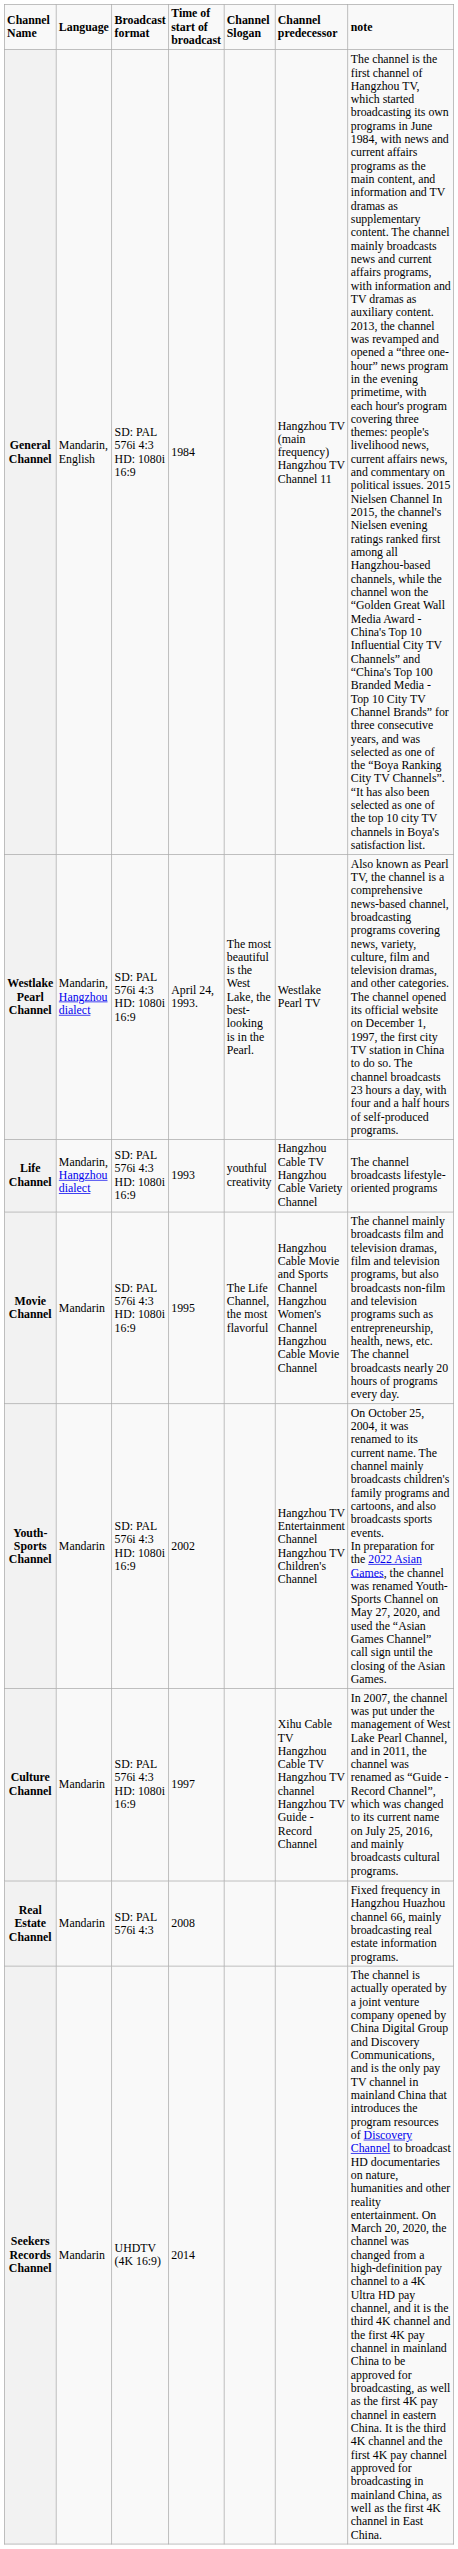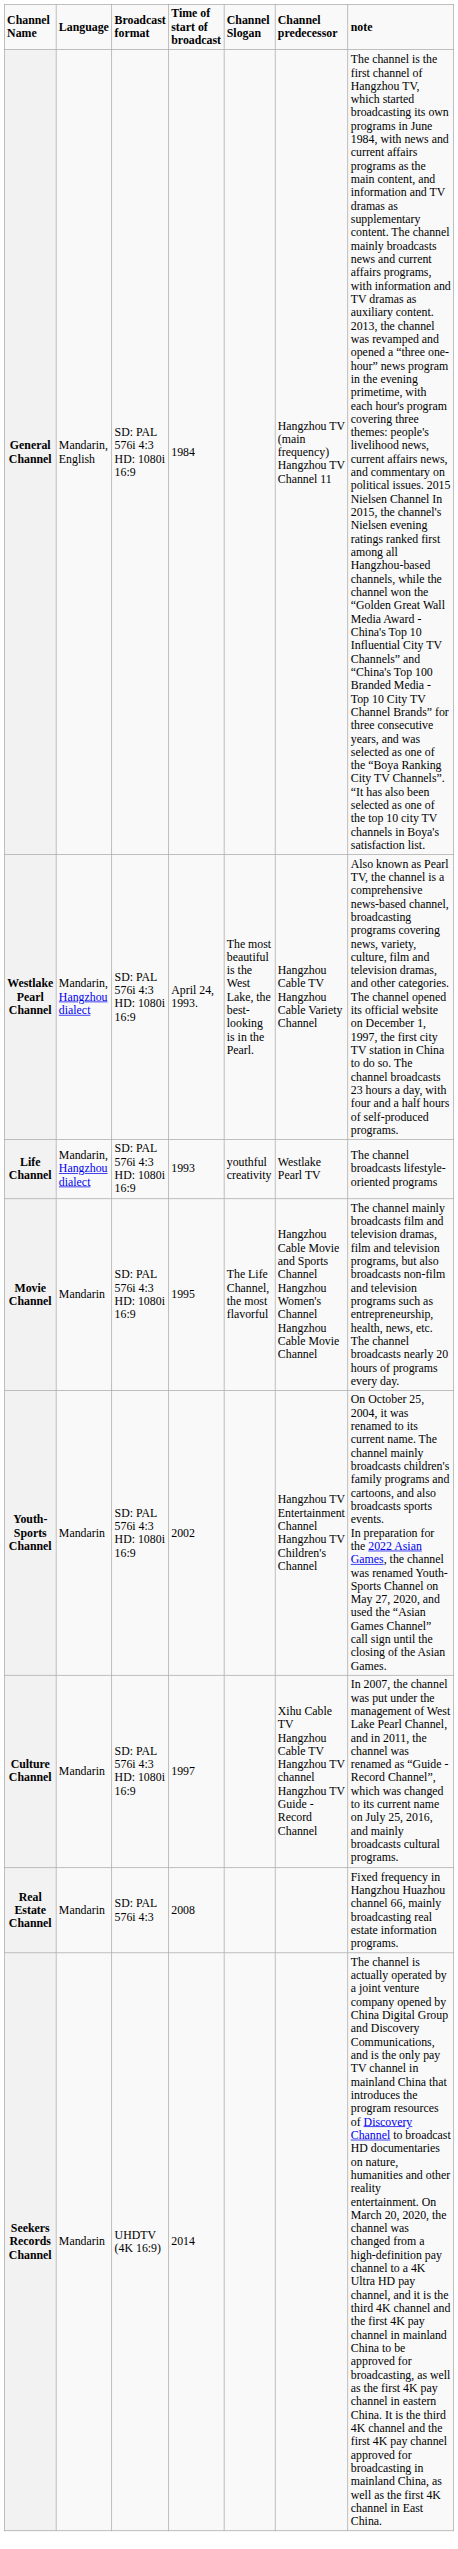(299, 997) Westlake Pearl TV -> (310, 997) Hangzhou Cable TV Hangzhou Cable Variety Channel
(310, 1175) Hangzhou Cable TV Hangzhou Cable Variety Channel -> (299, 1169) Westlake Pearl TV
